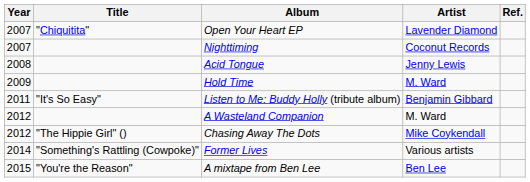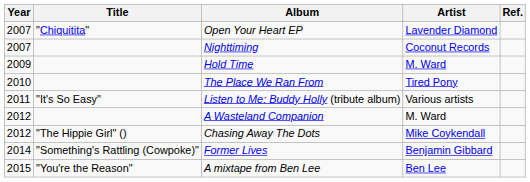- row: (234, 64)
+ row: (264, 82)
(449, 99) Benjamin Gibbard -> (439, 99) Various artists
(439, 151) Various artists -> (449, 151) Benjamin Gibbard
